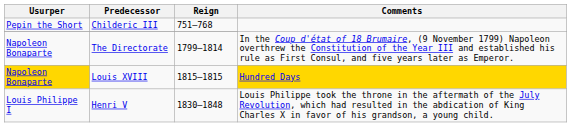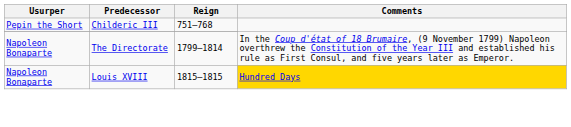(29, 77) gold background -> (29, 77) no background
- row: (109, 105)
